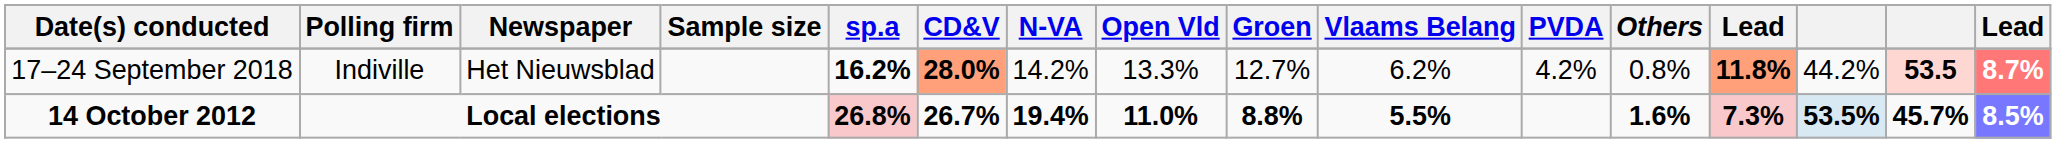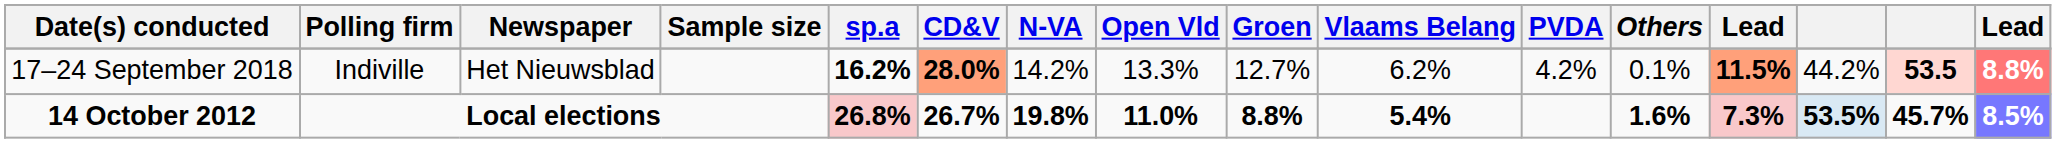(1660, 70) 0.8% -> (1660, 70) 0.1%
(1753, 70) 11.8% -> (1753, 70) 11.5%
(2013, 70) 8.7% -> (2013, 70) 8.8%
(1051, 115) 19.4% -> (1051, 115) 19.8%
(1420, 115) 5.5% -> (1420, 115) 5.4%
